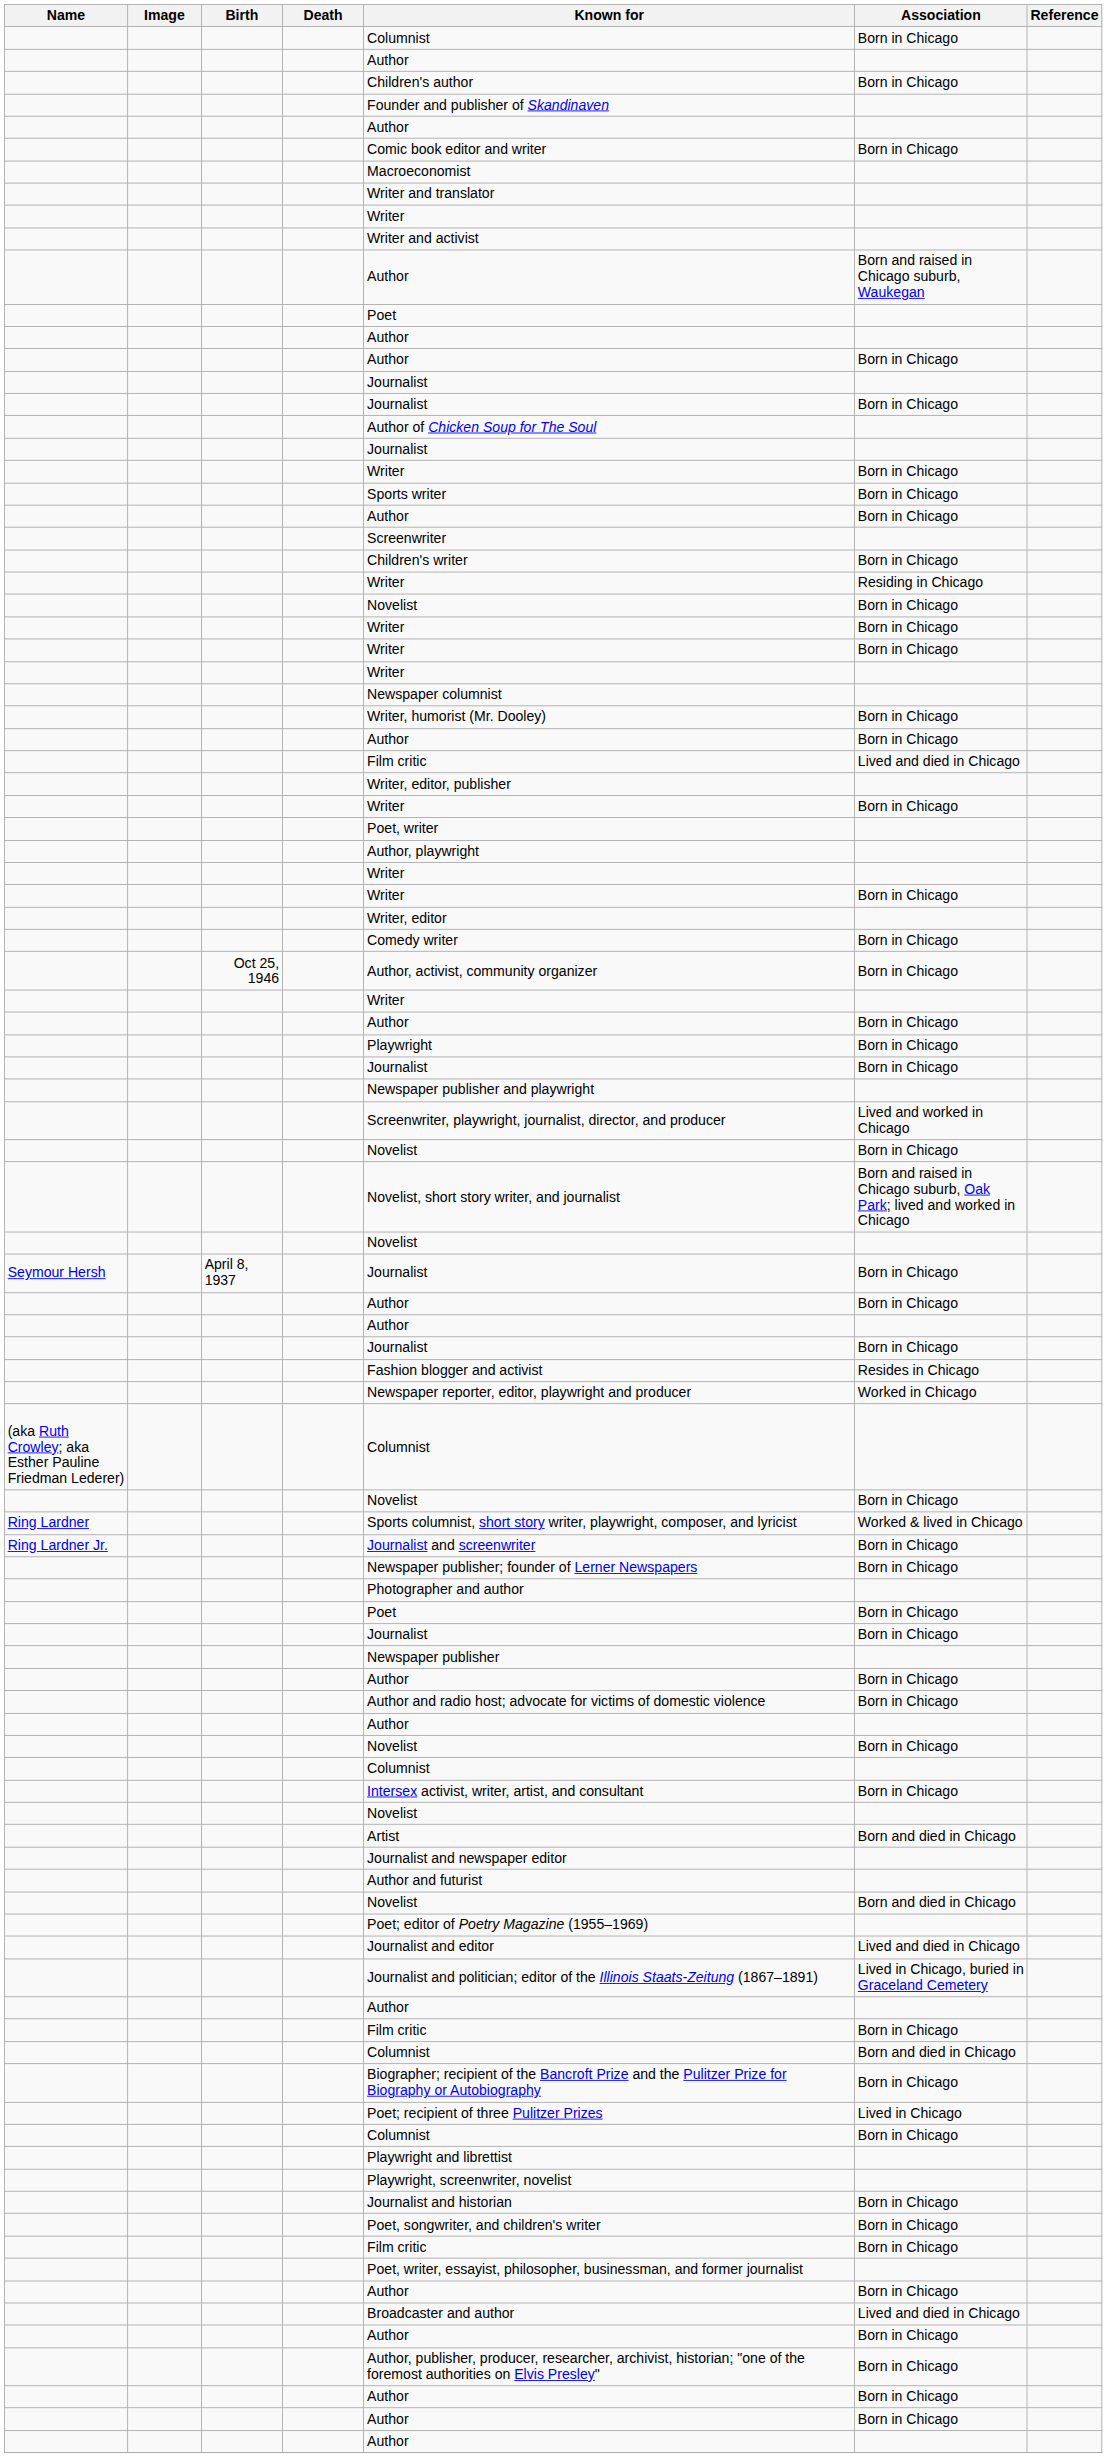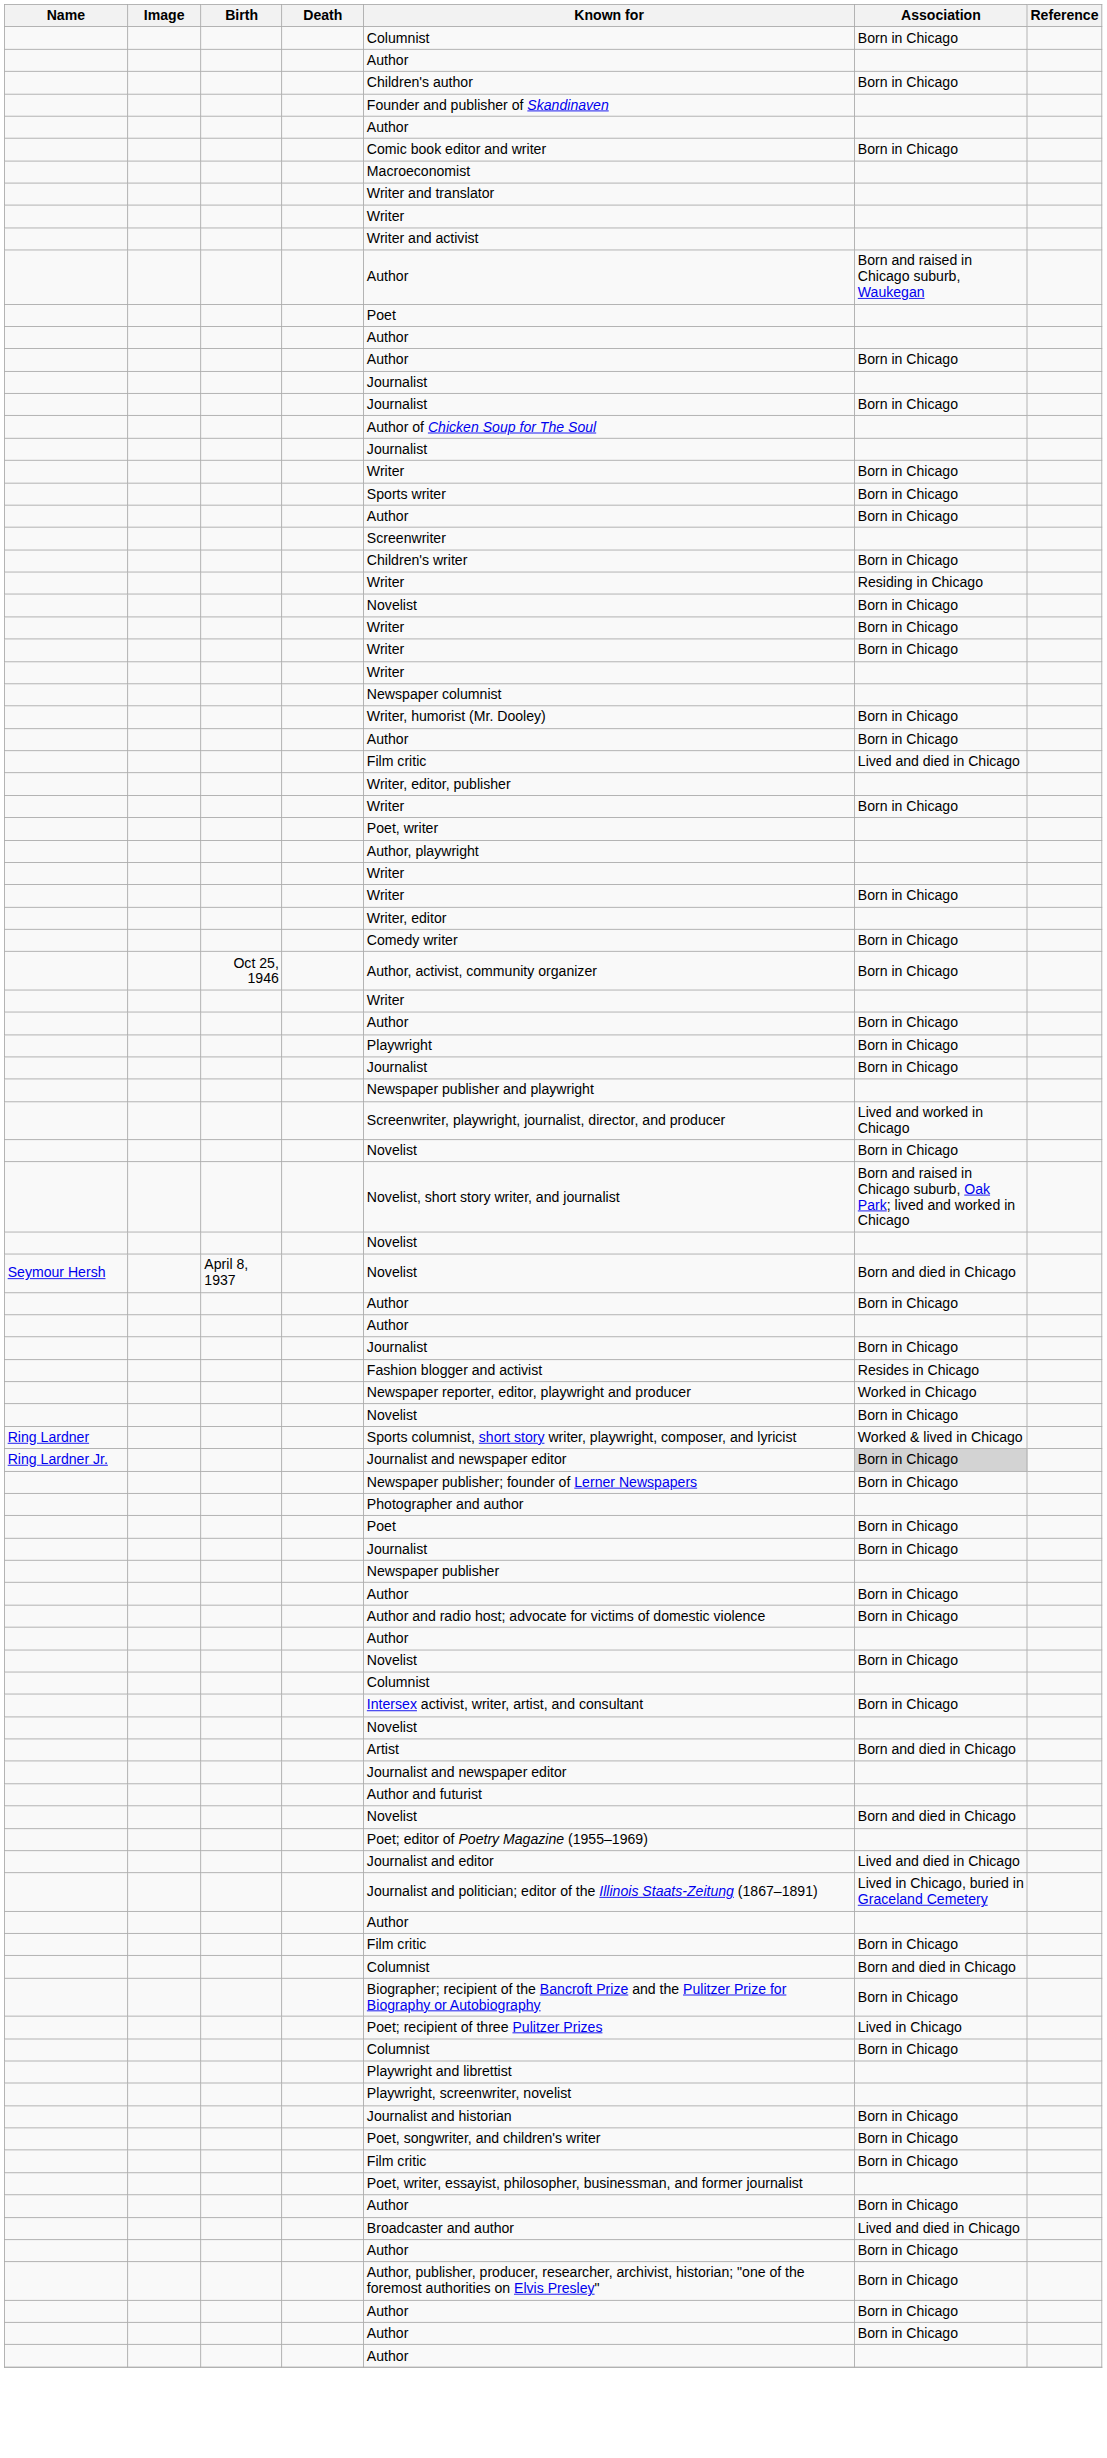(397, 1273) Journalist -> (392, 1273) Novelist
(908, 1273) Born in Chicago -> (937, 1273) Born and died in Chicago
- row: (66, 1454)
(451, 1545) Journalist and screenwriter -> (467, 1459) Journalist and newspaper editor
(908, 1545) no background -> (908, 1459) lightgrey background
